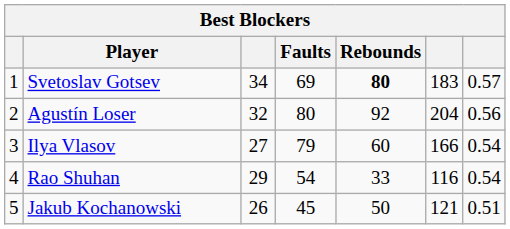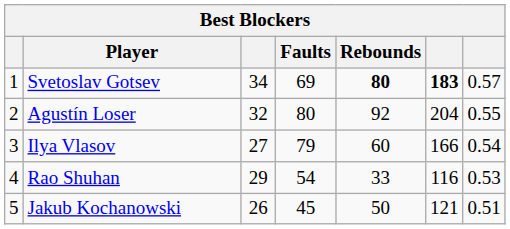(444, 83) normal -> (444, 83) bold
(484, 114) 0.56 -> (484, 114) 0.55
(484, 177) 0.54 -> (484, 177) 0.53
